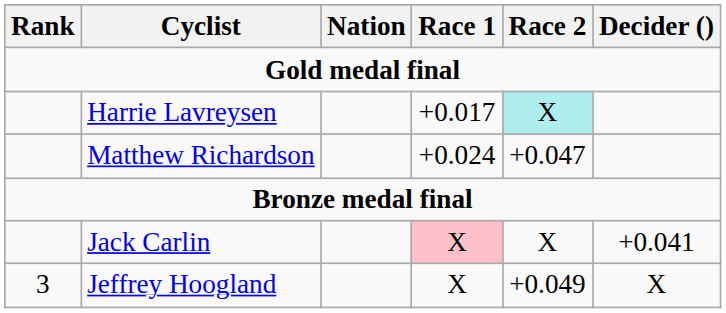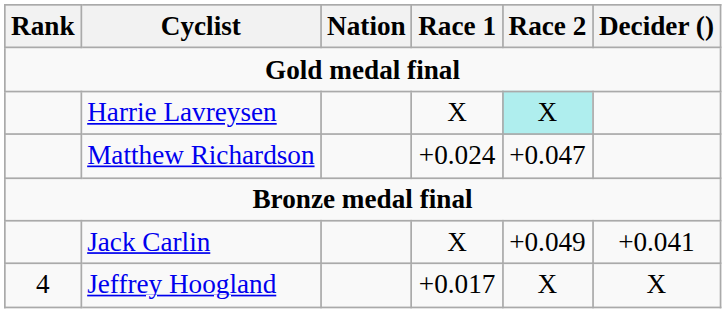(457, 112) +0.017 -> (457, 112) X
(457, 241) pink background -> (457, 241) no background
(547, 241) X -> (547, 241) +0.049
(43, 284) 3 -> (43, 284) 4
(457, 284) X -> (457, 284) +0.017
(547, 284) +0.049 -> (547, 284) X
